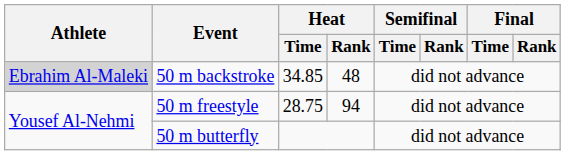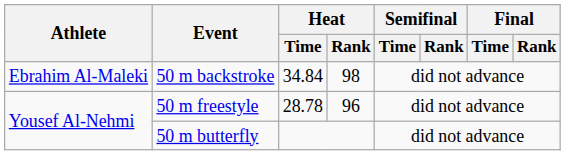(78, 76) lightgrey background -> (78, 76) no background
(303, 76) 34.85 -> (303, 76) 34.84
(351, 76) 48 -> (351, 76) 98
(303, 106) 28.75 -> (303, 106) 28.78
(351, 106) 94 -> (351, 106) 96
